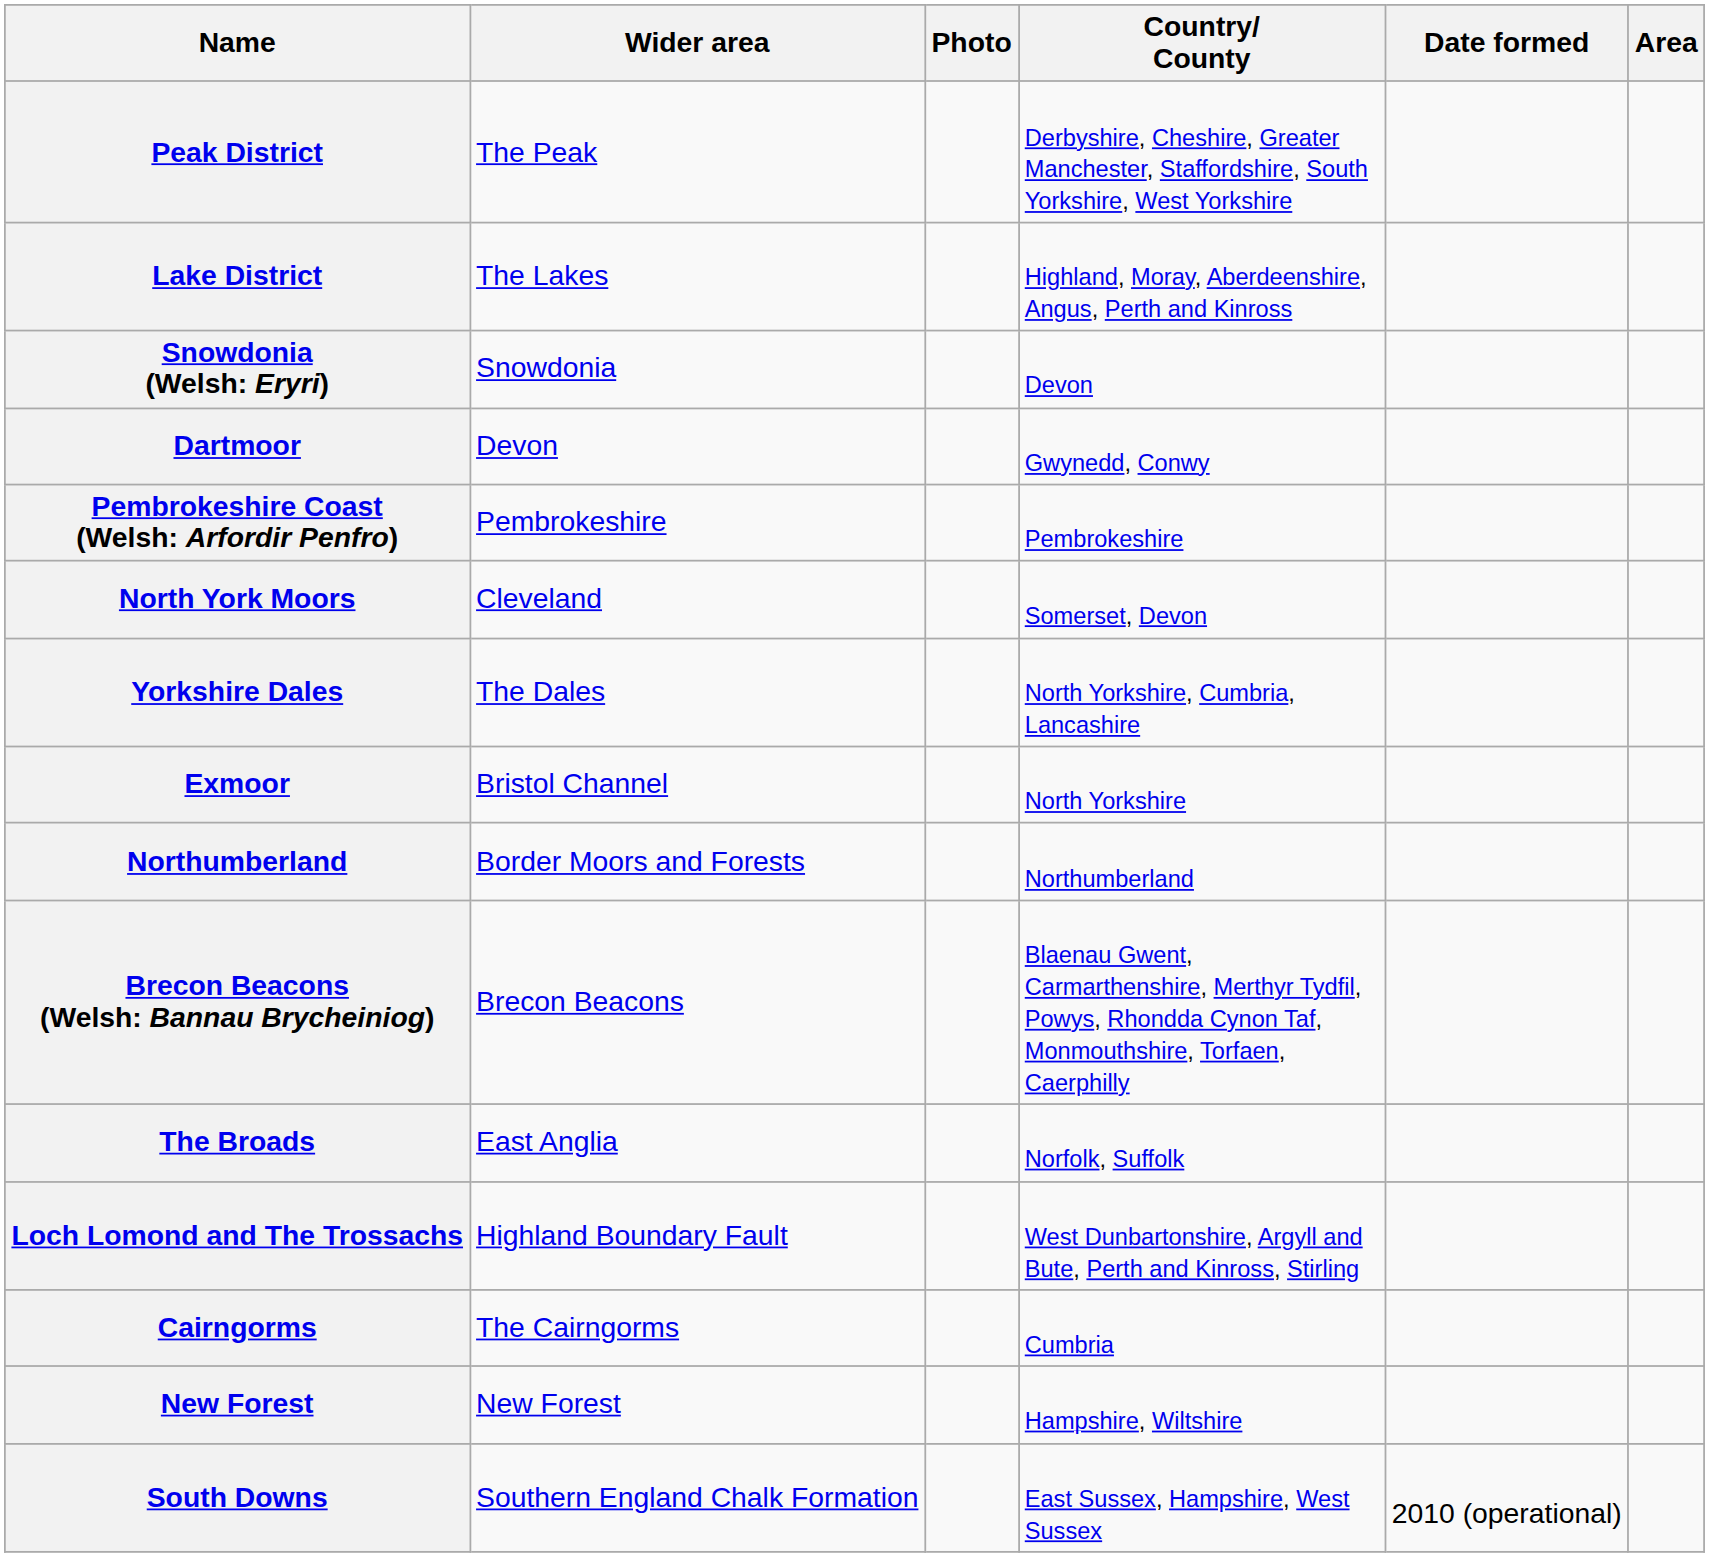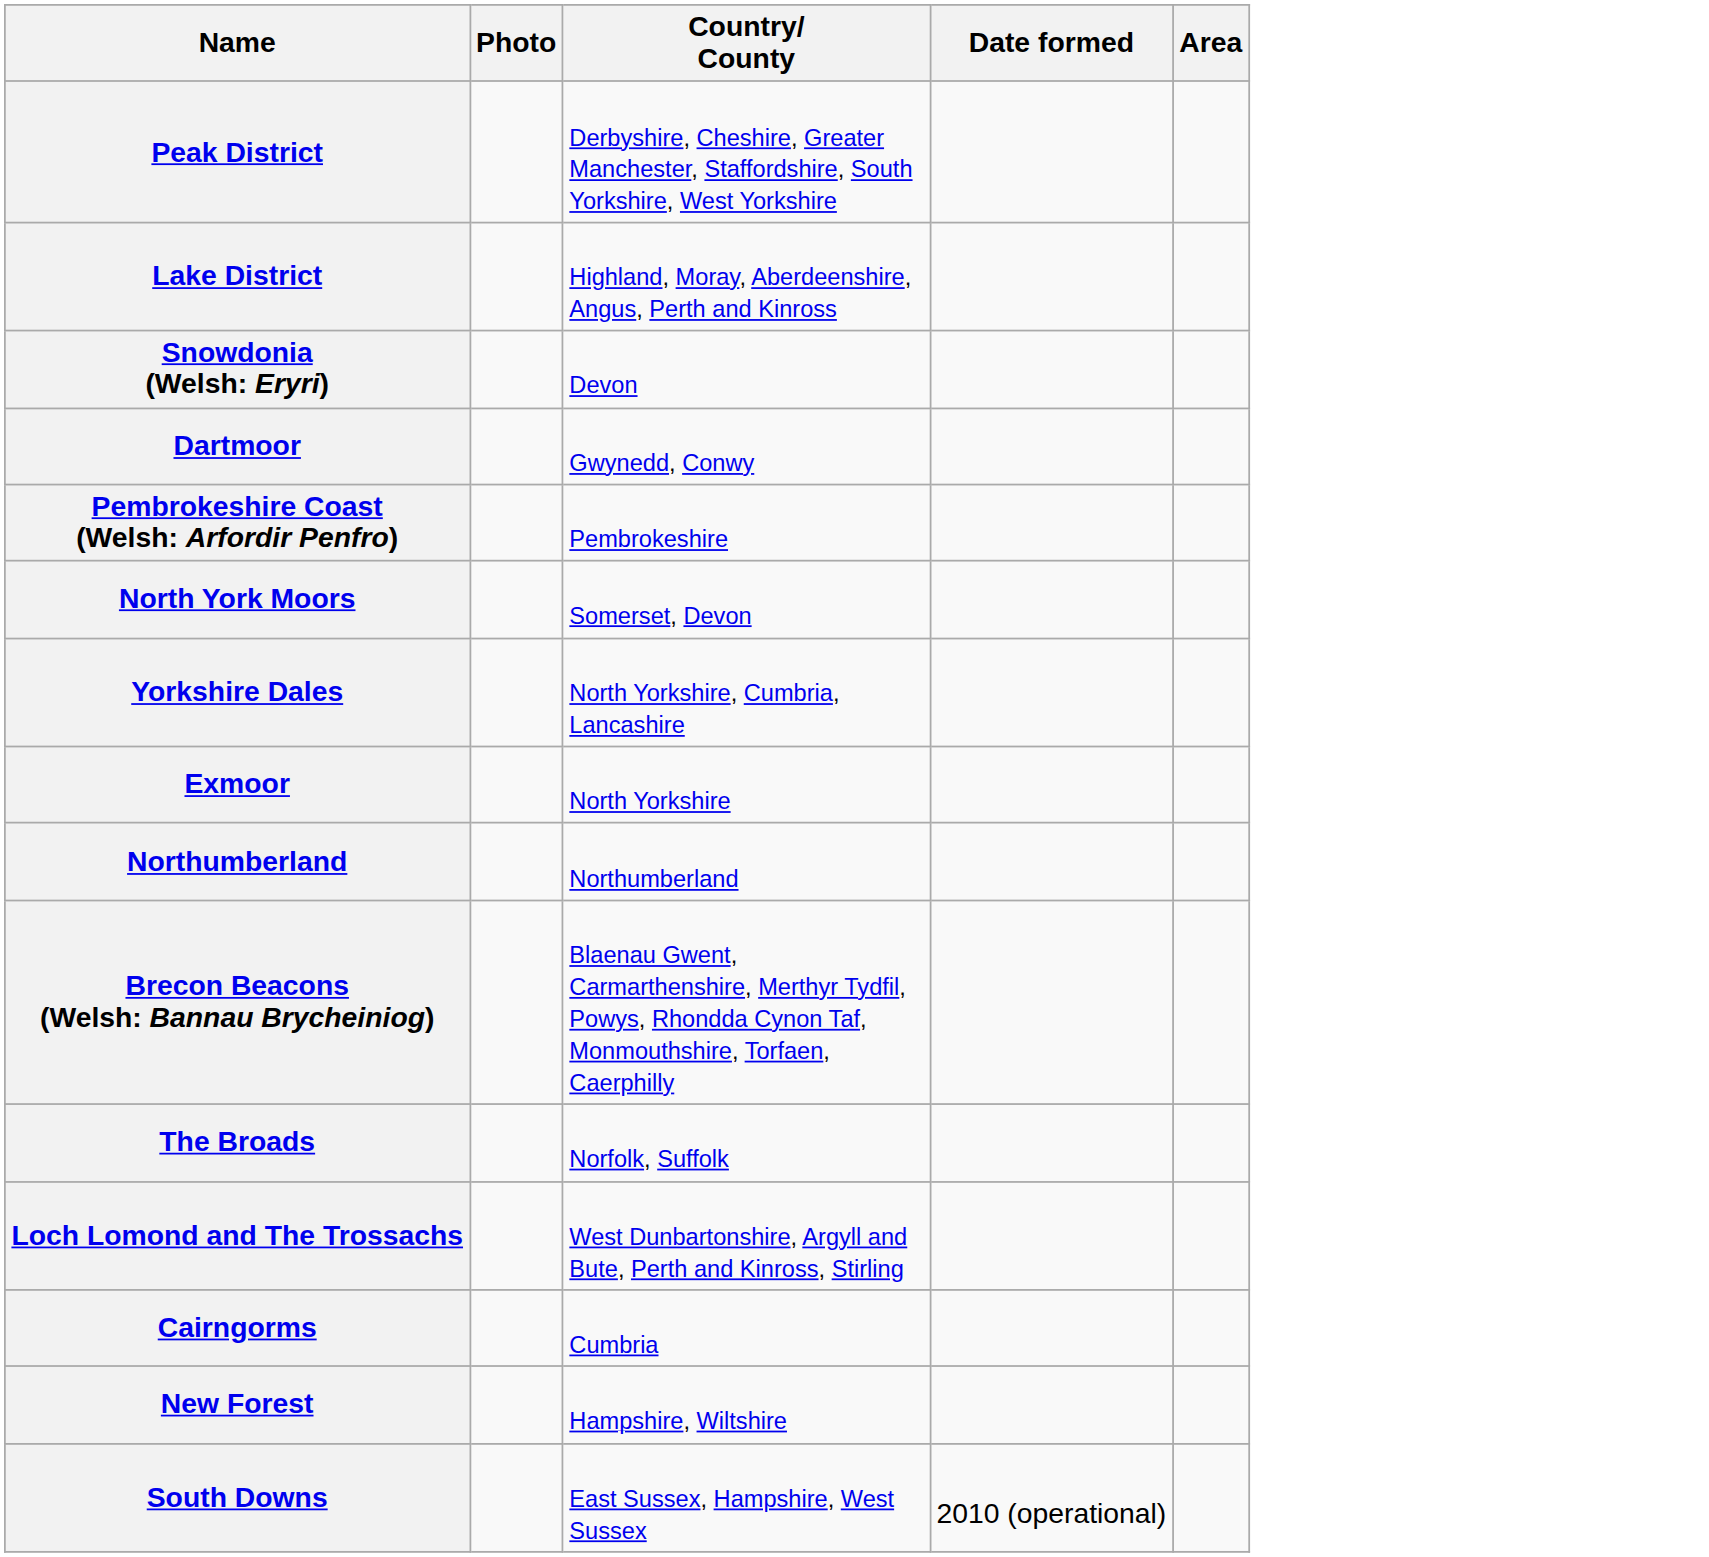- column: (697, 42)
